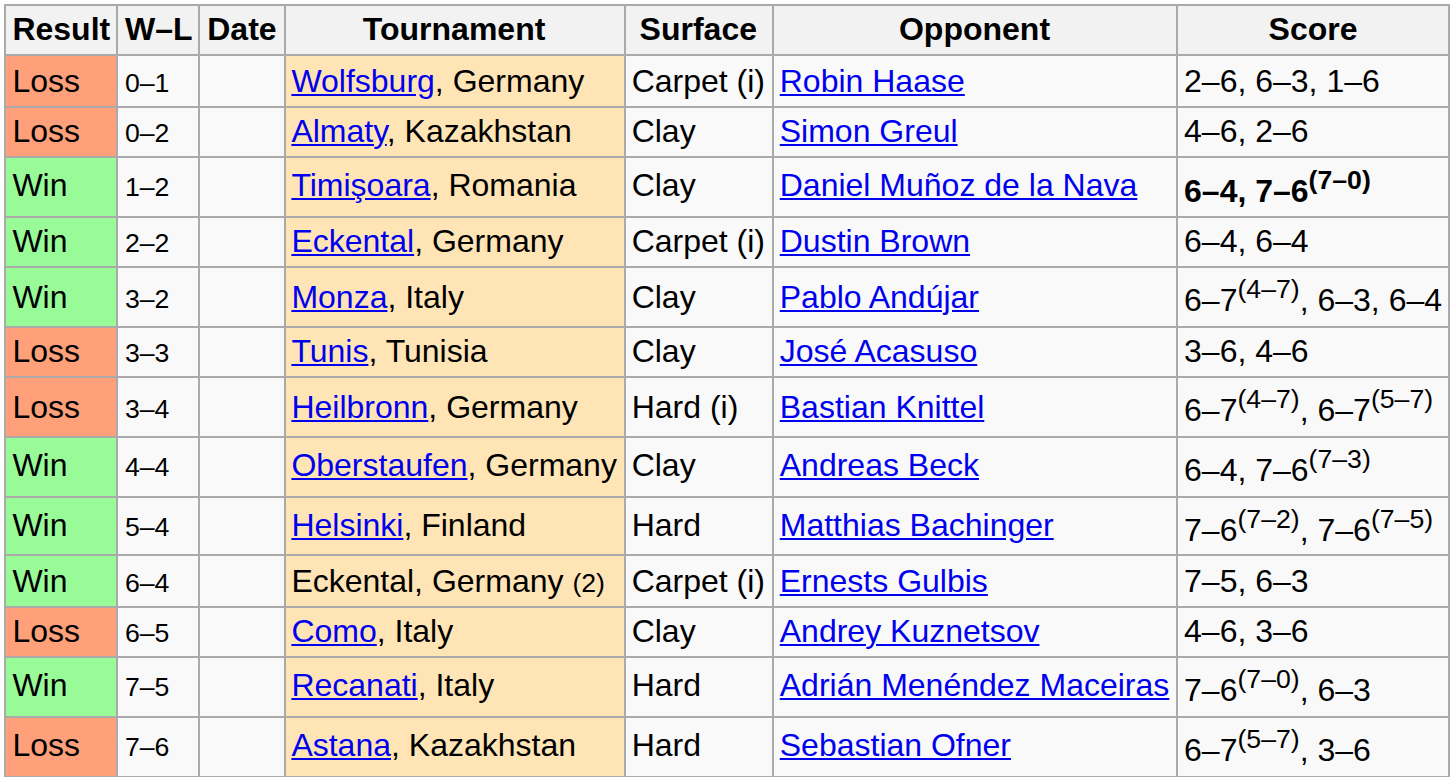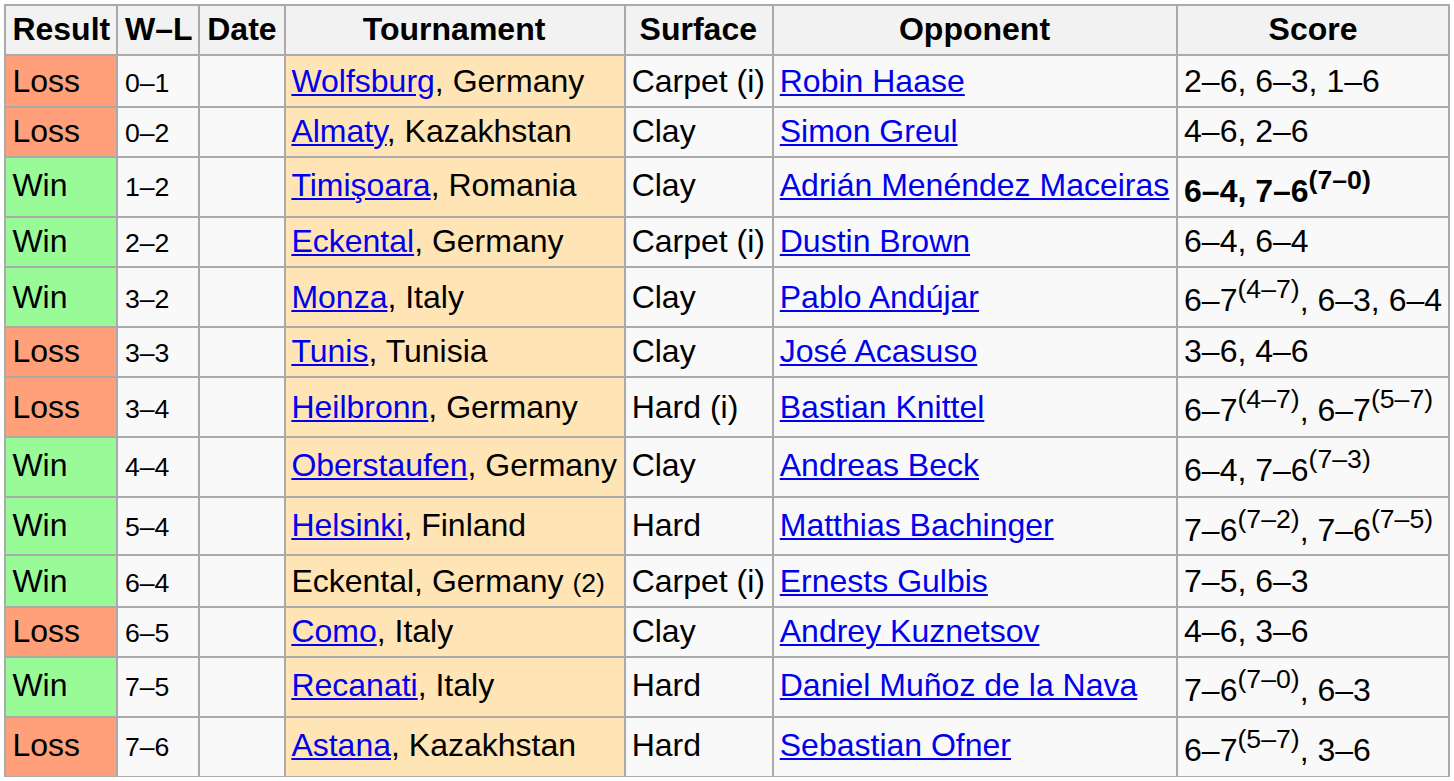(959, 186) Daniel Muñoz de la Nava -> (975, 186) Adrián Menéndez Maceiras
(975, 686) Adrián Menéndez Maceiras -> (959, 686) Daniel Muñoz de la Nava
